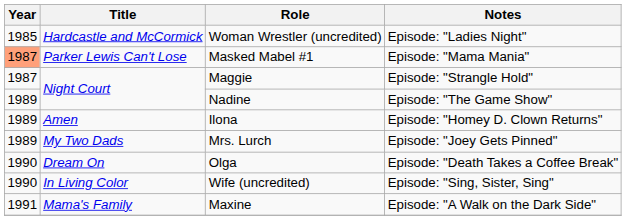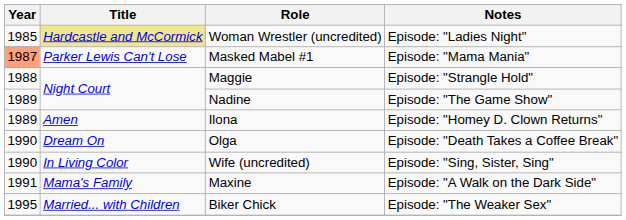(123, 36) no background -> (123, 36) khaki background
(22, 78) 1987 -> (22, 78) 1988
- row: (240, 141)
+ row: (242, 204)
